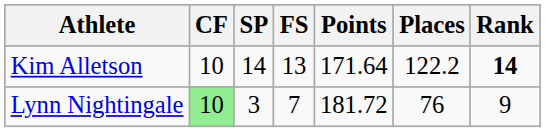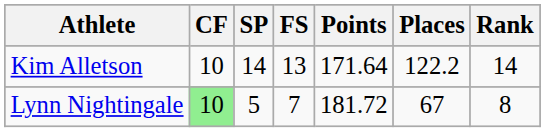(505, 65) bold -> (505, 65) normal
(254, 106) 3 -> (254, 106) 5
(432, 106) 76 -> (432, 106) 67
(505, 106) 9 -> (505, 106) 8
